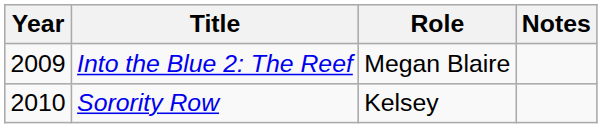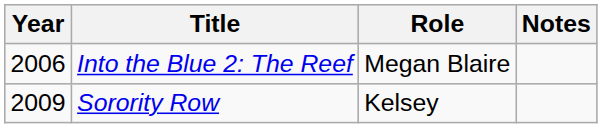(38, 63) 2009 -> (38, 63) 2006
(38, 102) 2010 -> (38, 102) 2009
